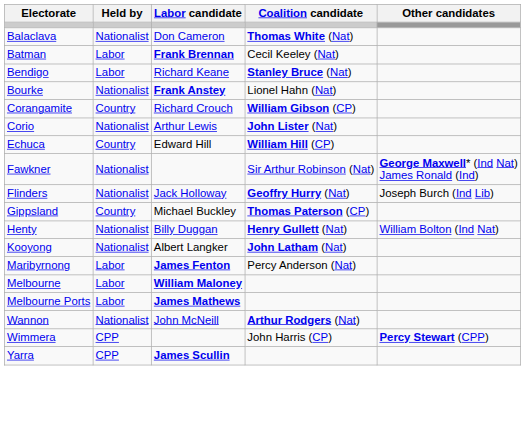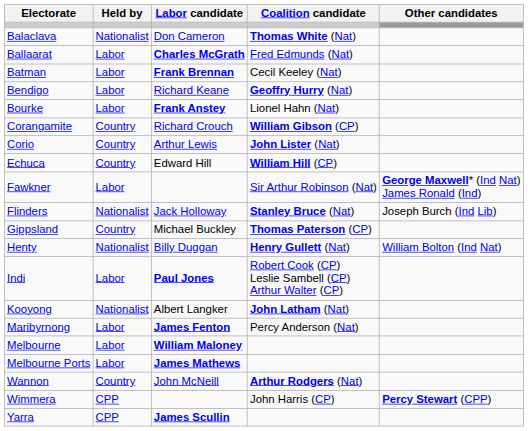+ row: (29, 54)
(299, 72) Stanley Bruce (Nat) -> (301, 90) Geoffry Hurry (Nat)
(122, 90) Nationalist -> (110, 108) Labor
(122, 126) Nationalist -> (115, 144) Country
(122, 169) Nationalist -> (110, 187) Labor
(298, 193) Geoffry Hurry (Nat) -> (302, 211) Stanley Bruce (Nat)
+ row: (16, 278)
(122, 319) Nationalist -> (115, 381) Country
